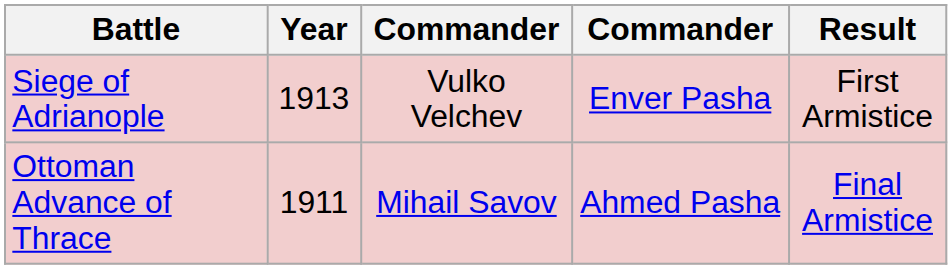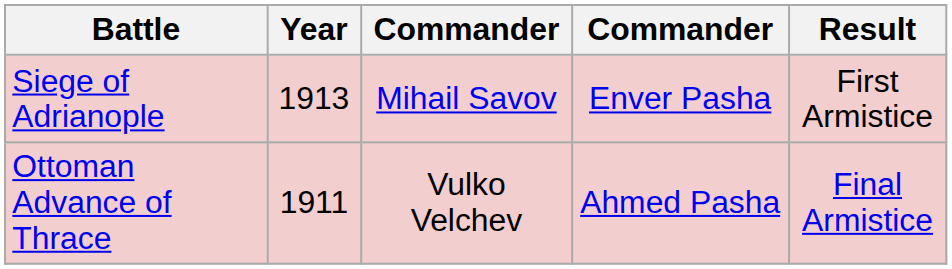(466, 98) Vulko Velchev -> (466, 98) Mihail Savov
(466, 202) Mihail Savov -> (466, 202) Vulko Velchev
